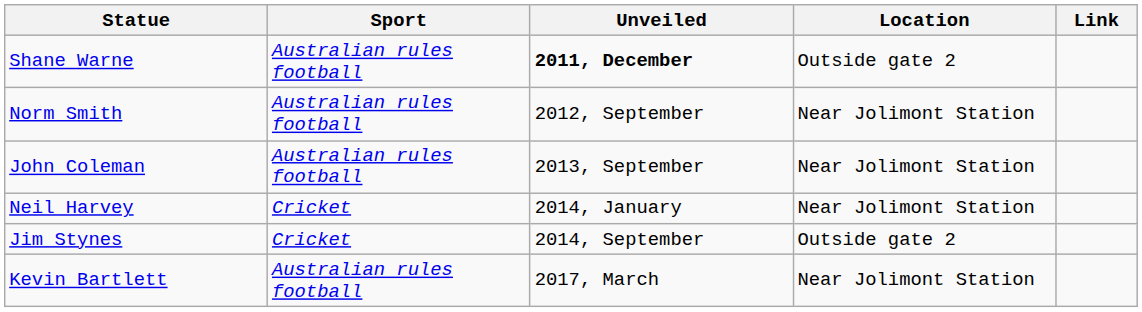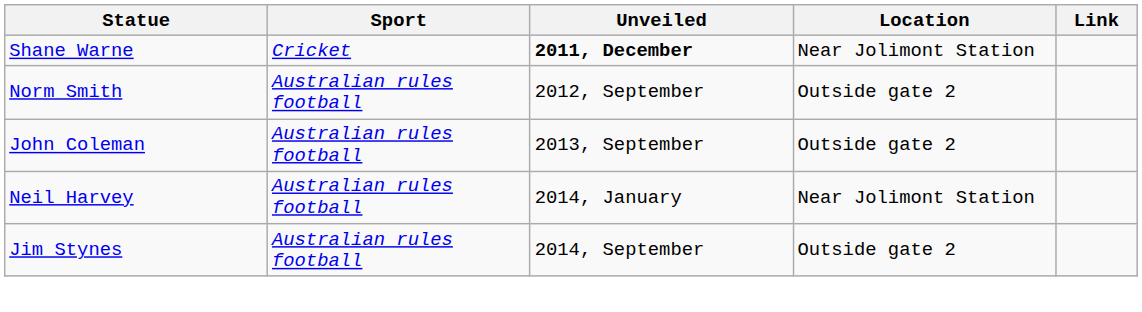(362, 62) Australian rules football -> (312, 51) Cricket
(877, 62) Outside gate 2 -> (916, 51) Near Jolimont Station
(916, 114) Near Jolimont Station -> (877, 92) Outside gate 2
(916, 167) Near Jolimont Station -> (877, 145) Outside gate 2
(312, 208) Cricket -> (362, 197) Australian rules football
(312, 239) Cricket -> (362, 250) Australian rules football
- row: (88, 281)
